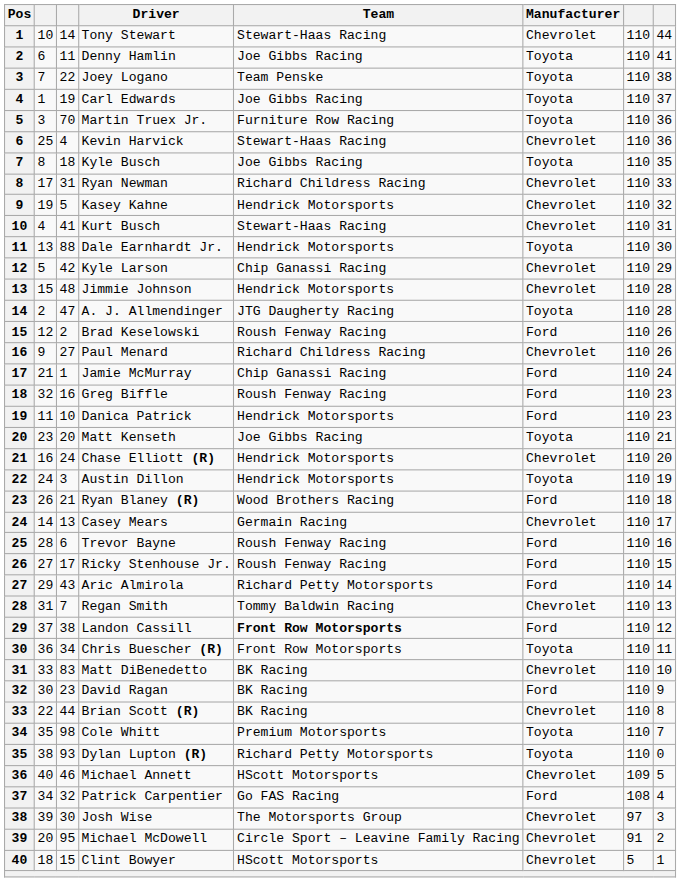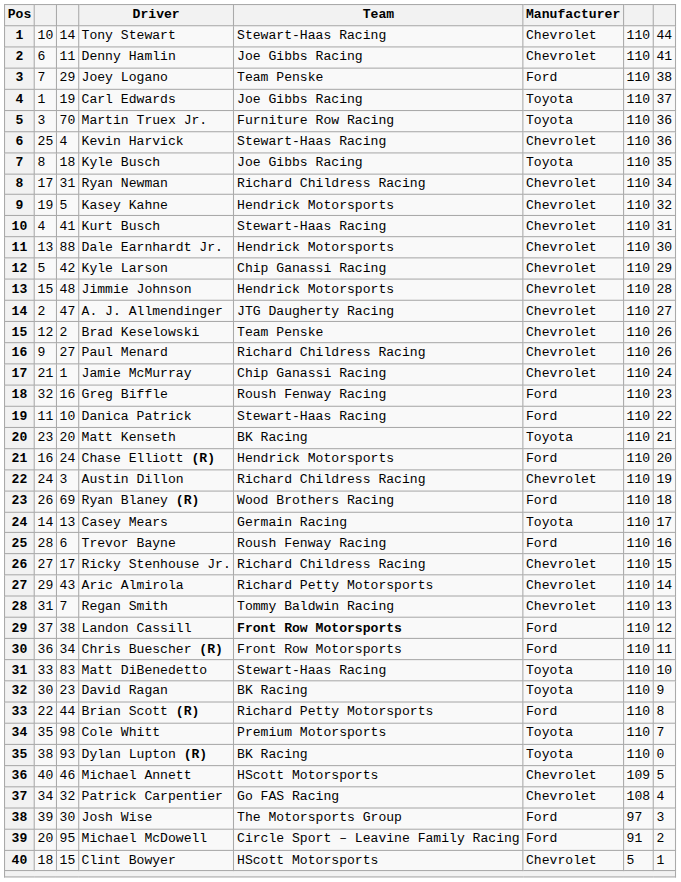(550, 58) Toyota -> (561, 58) Chevrolet
(67, 79) 22 -> (67, 79) 29
(550, 79) Toyota -> (542, 79) Ford
(664, 185) 33 -> (664, 185) 34
(550, 248) Toyota -> (561, 248) Chevrolet
(550, 311) Toyota -> (561, 311) Chevrolet
(664, 311) 28 -> (664, 311) 27
(312, 332) Roush Fenway Racing -> (280, 332) Team Penske
(542, 332) Ford -> (561, 332) Chevrolet
(542, 375) Ford -> (561, 375) Chevrolet
(316, 417) Hendrick Motorsports -> (312, 417) Stewart-Haas Racing
(664, 417) 23 -> (664, 417) 22
(300, 438) Joe Gibbs Racing -> (272, 438) BK Racing
(561, 459) Chevrolet -> (542, 459) Ford
(316, 480) Hendrick Motorsports -> (331, 480) Richard Childress Racing
(550, 480) Toyota -> (561, 480) Chevrolet
(67, 502) 21 -> (67, 502) 69
(561, 523) Chevrolet -> (550, 523) Toyota
(312, 565) Roush Fenway Racing -> (331, 565) Richard Childress Racing
(542, 565) Ford -> (561, 565) Chevrolet
(542, 586) Ford -> (561, 586) Chevrolet
(550, 649) Toyota -> (542, 649) Ford
(272, 671) BK Racing -> (312, 671) Stewart-Haas Racing
(561, 671) Chevrolet -> (550, 671) Toyota
(542, 692) Ford -> (550, 692) Toyota
(272, 713) BK Racing -> (335, 713) Richard Petty Motorsports
(561, 713) Chevrolet -> (542, 713) Ford
(335, 755) Richard Petty Motorsports -> (272, 755) BK Racing
(542, 797) Ford -> (561, 797) Chevrolet
(561, 819) Chevrolet -> (542, 819) Ford
(561, 840) Chevrolet -> (542, 840) Ford
